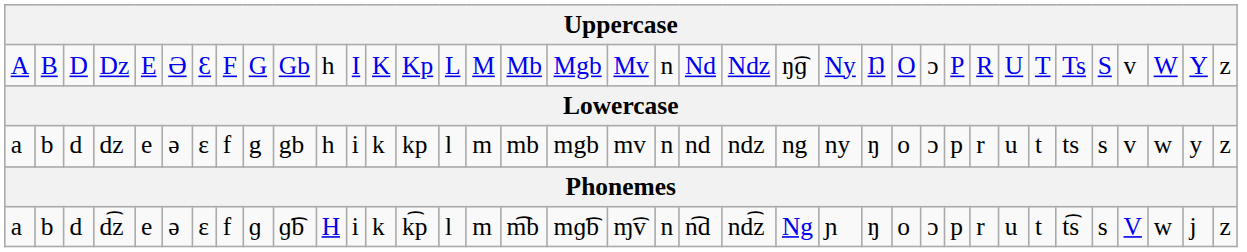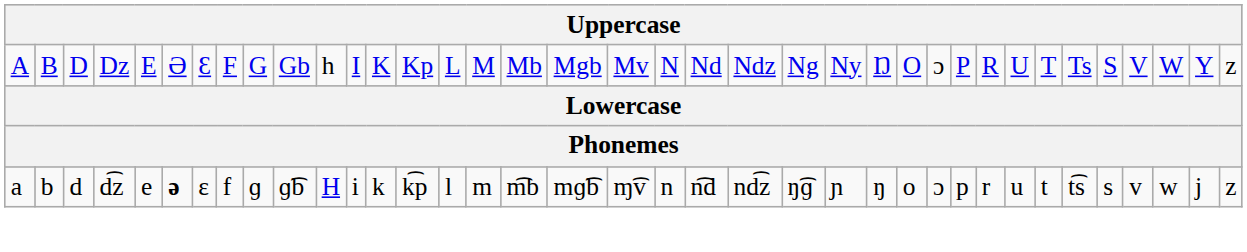(667, 65) n -> (670, 65) N
(795, 65) ŋ͡ɡ -> (803, 65) Ng
(1130, 65) v -> (1138, 65) V
- row: (112, 145)
(174, 226) normal -> (174, 186) bold
(797, 226) Ng -> (800, 186) ŋ͡ɡ
(1133, 226) V -> (1136, 186) v
